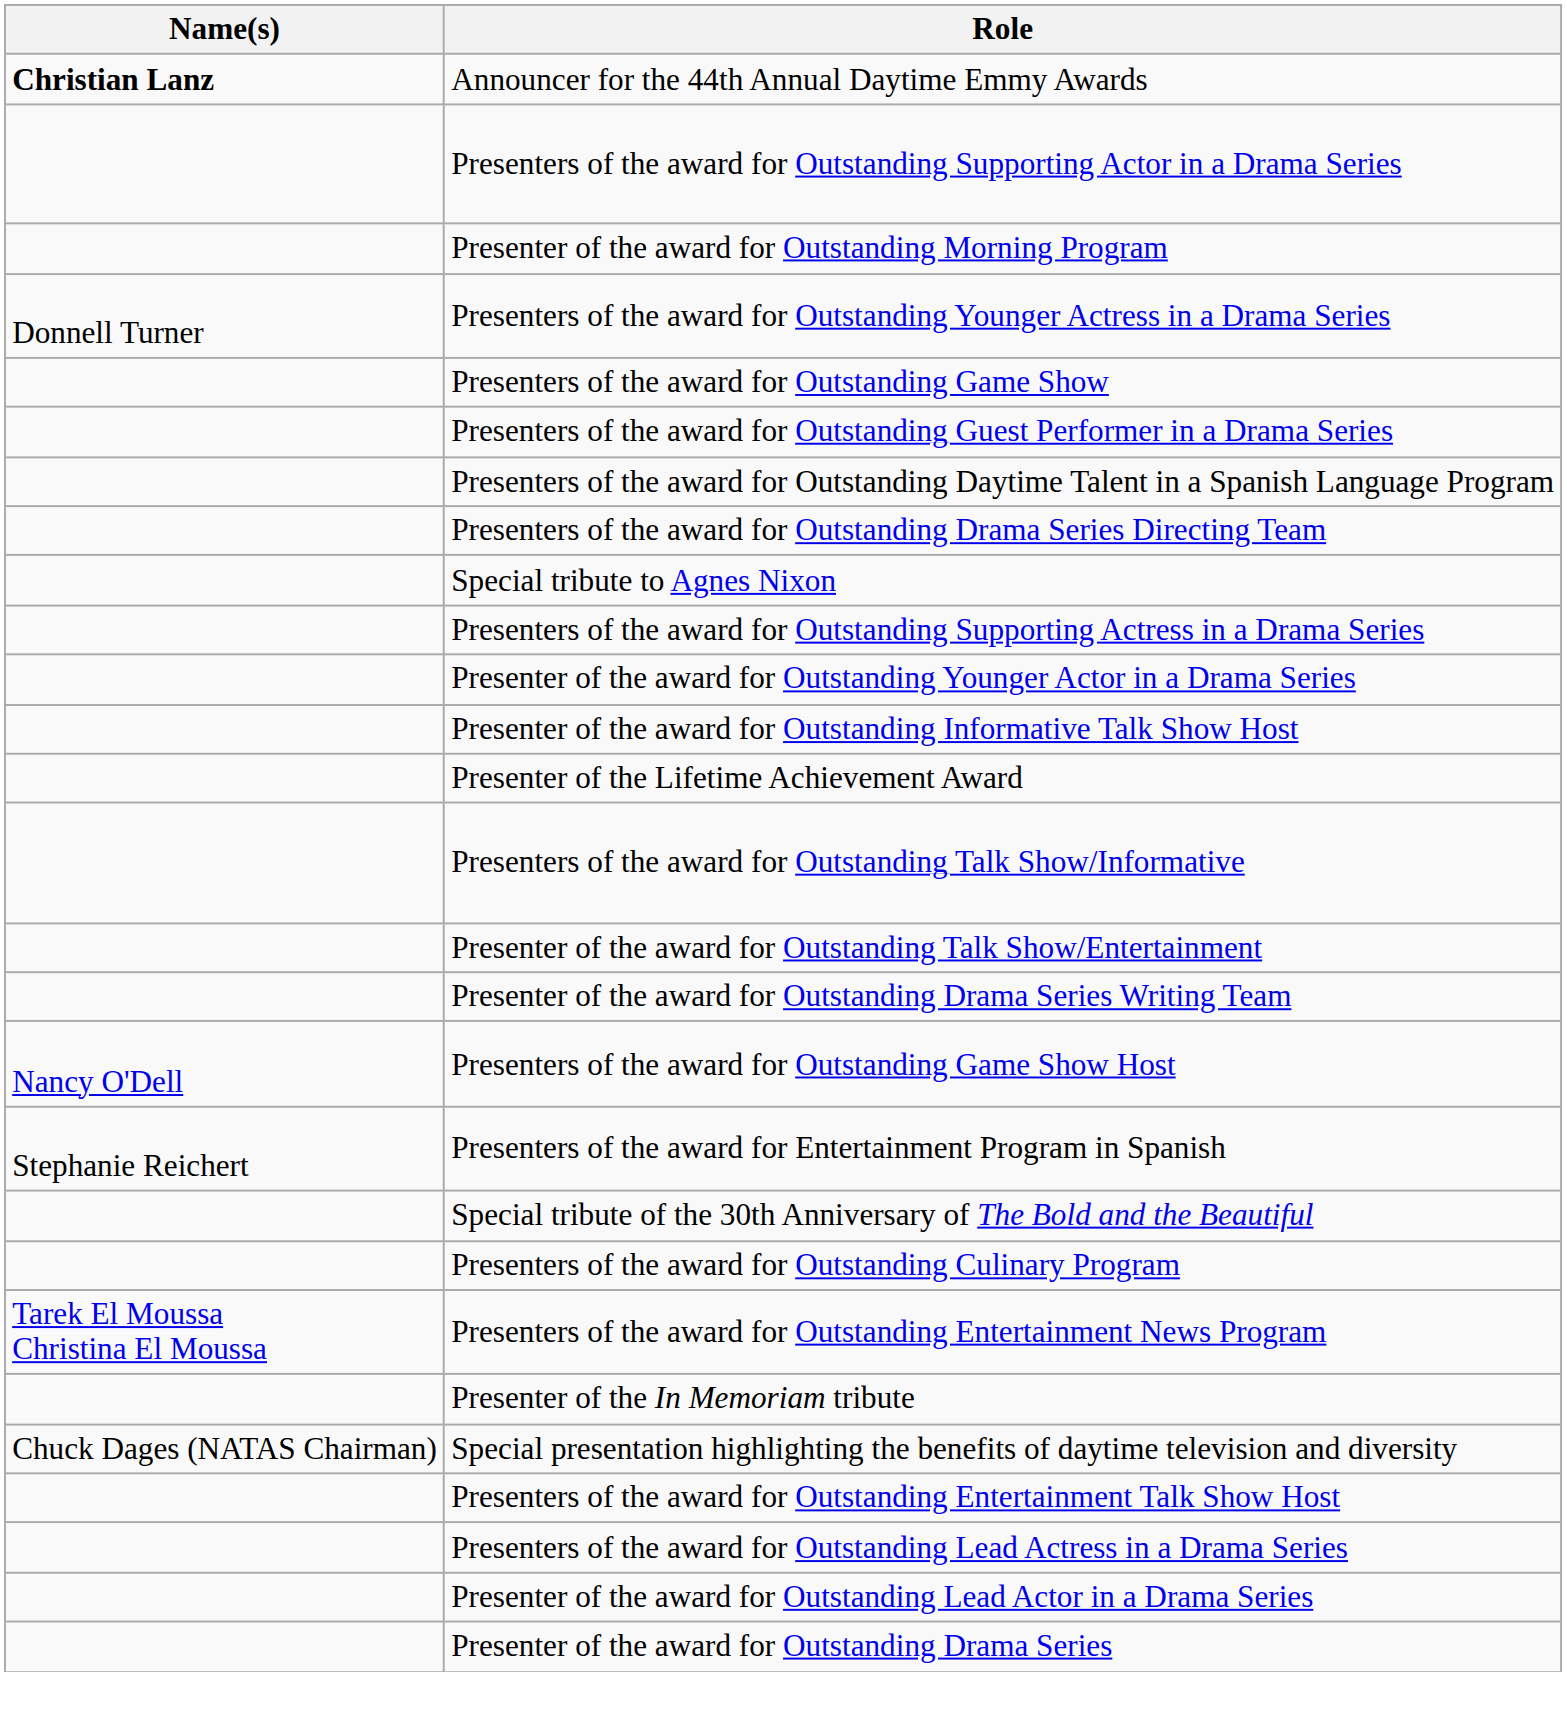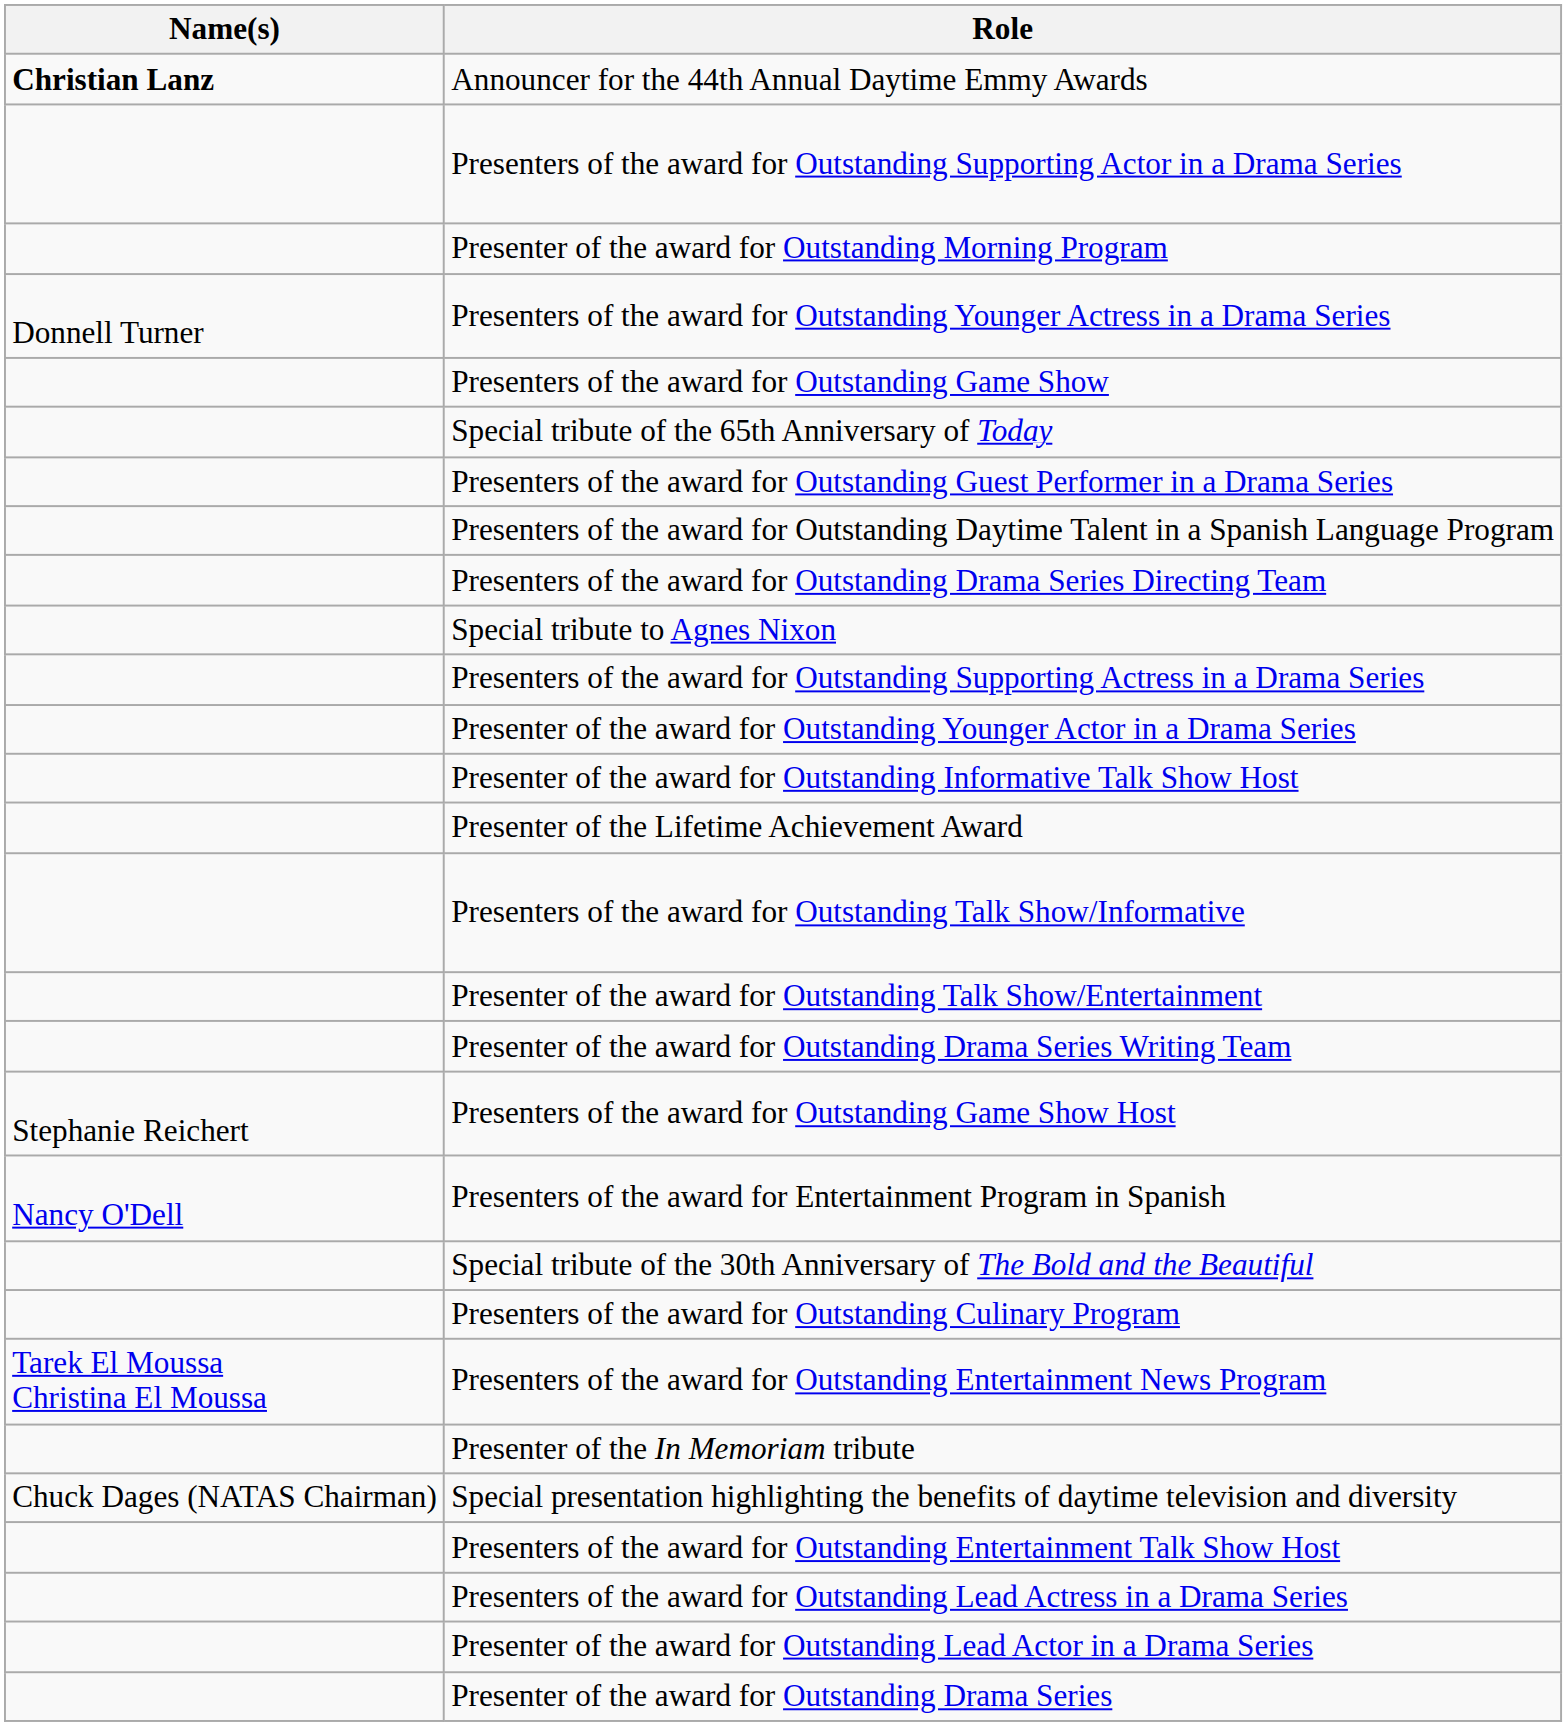+ row: (752, 431)
(98, 1081) Nancy O'Dell -> (130, 1130) Stephanie Reichert
(130, 1165) Stephanie Reichert -> (98, 1215) Nancy O'Dell
